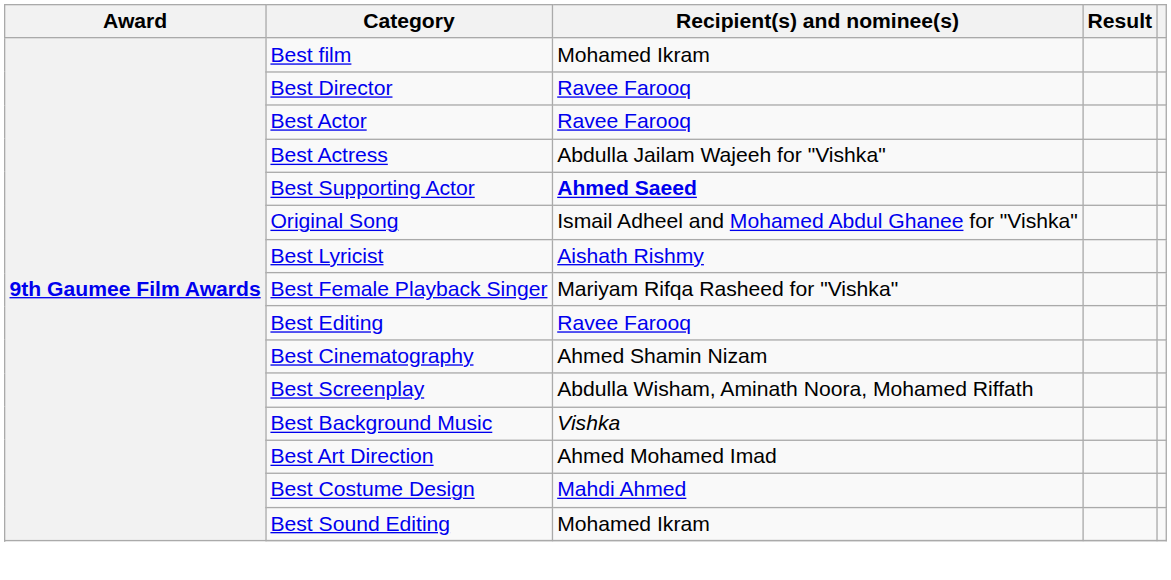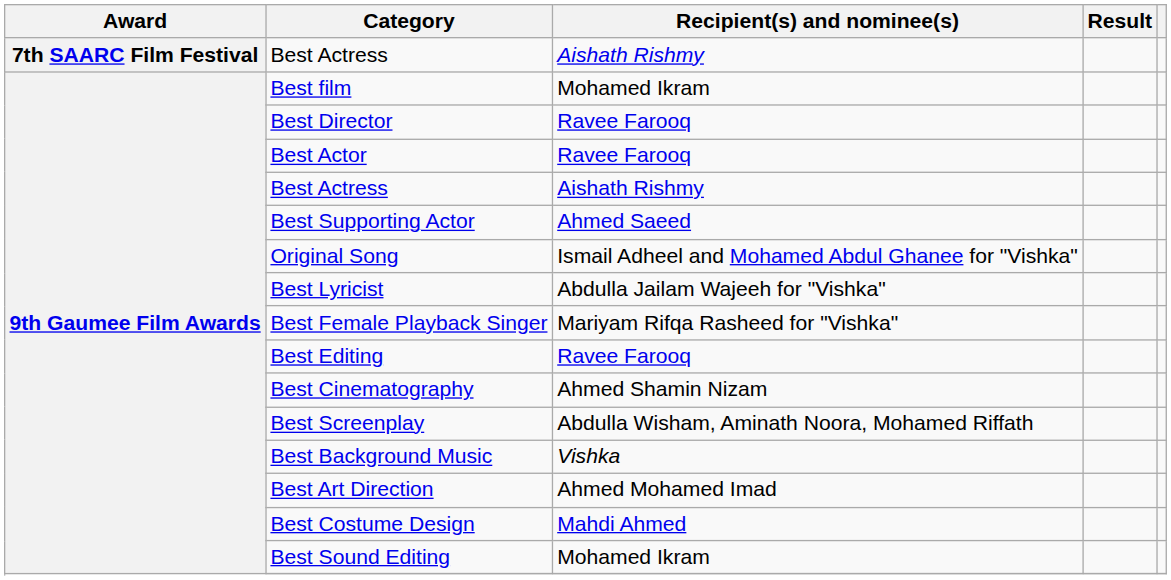+ row: (135, 54)
(721, 155) Abdulla Jailam Wajeeh for "Vishka" -> (631, 188) Aishath Rishmy
(627, 188) bold -> (624, 222) normal
(631, 255) Aishath Rishmy -> (721, 289) Abdulla Jailam Wajeeh for "Vishka"
